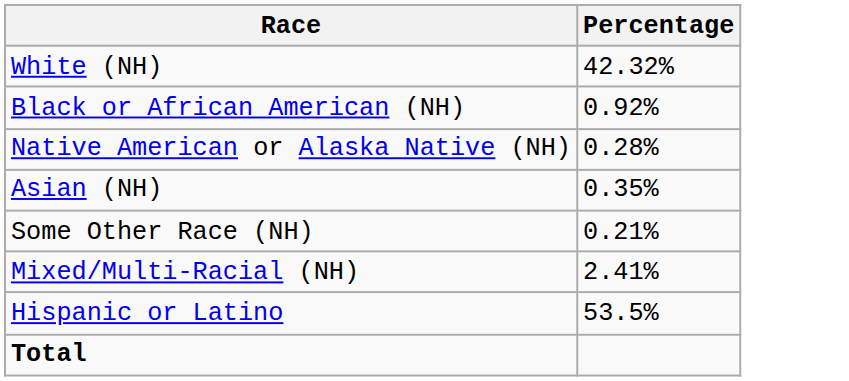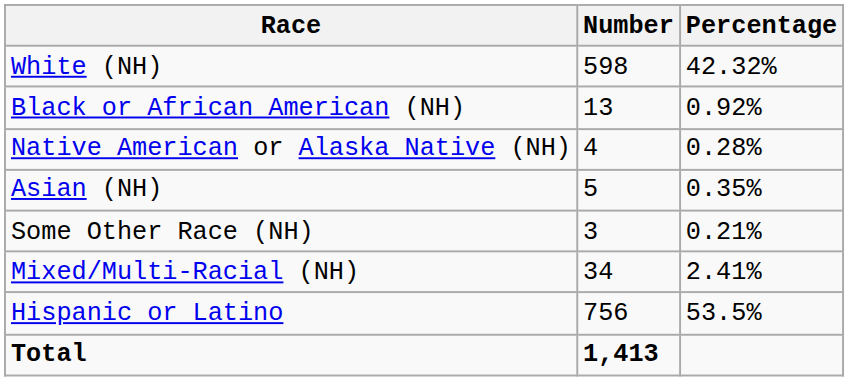+ column: (628, 26)
